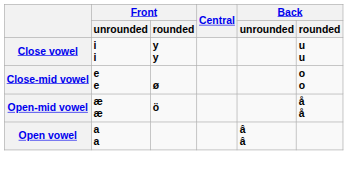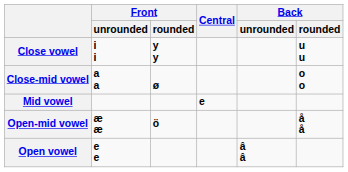(96, 79) e e -> (96, 79) a a
+ row: (48, 102)
(96, 136) a a -> (96, 152) e e
